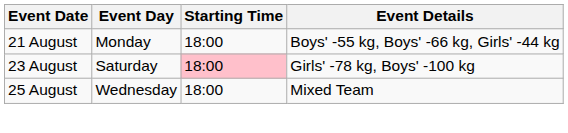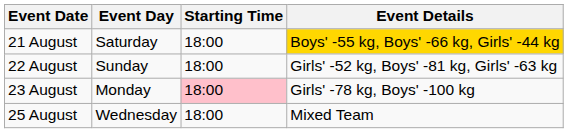(123, 41) Monday -> (127, 41) Saturday
(425, 41) no background -> (425, 41) gold background
+ row: (43, 66)
(127, 66) Saturday -> (123, 90) Monday
